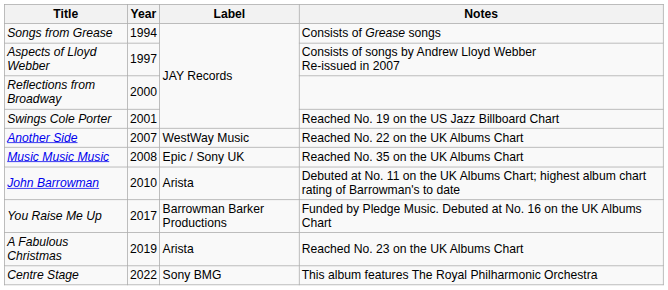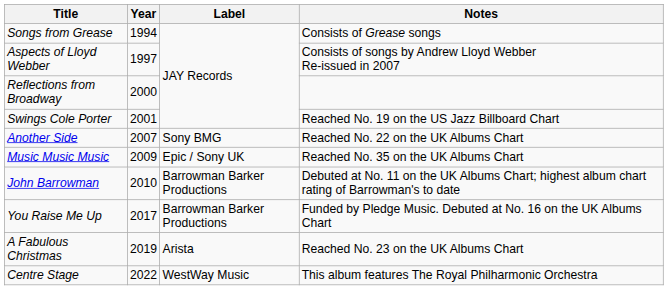(206, 137) WestWay Music -> (192, 137) Sony BMG
(143, 157) 2008 -> (143, 157) 2009
(178, 183) Arista -> (213, 183) Barrowman Barker Productions
(192, 275) Sony BMG -> (206, 275) WestWay Music
